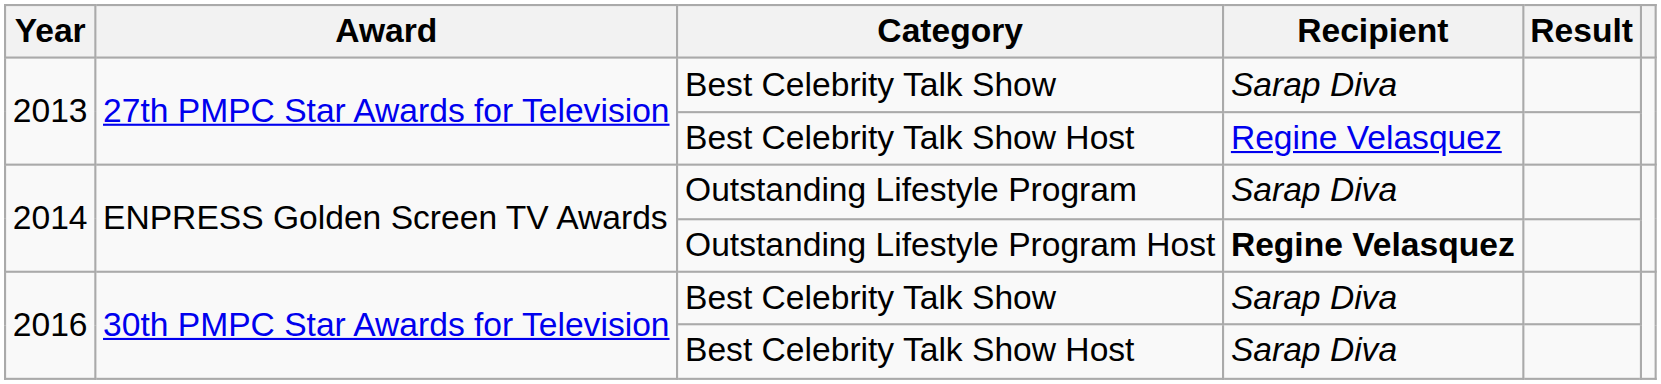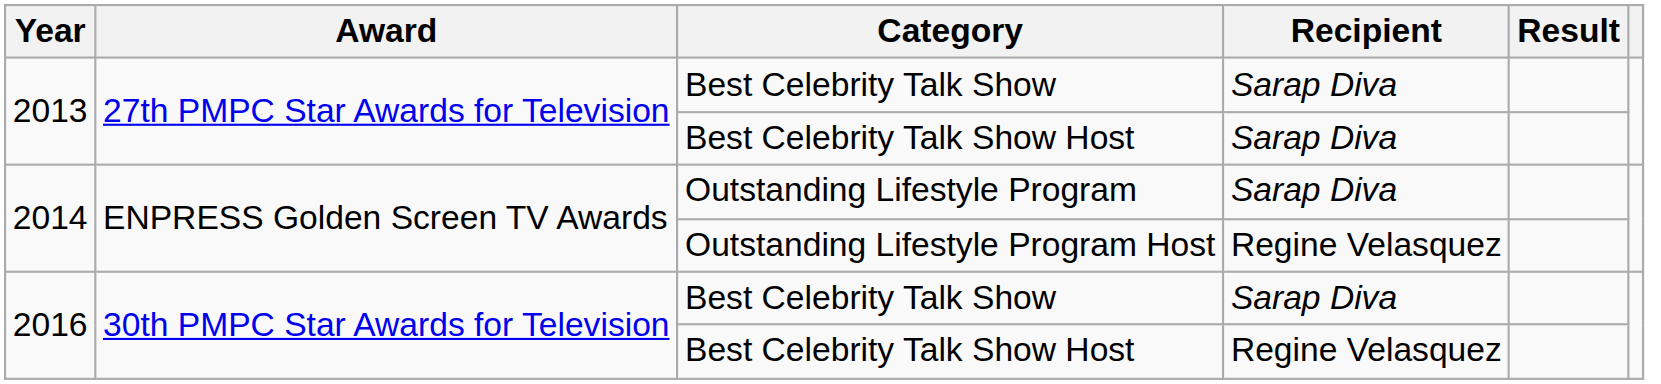(1366, 137) Regine Velasquez -> (1314, 137) Sarap Diva
(1373, 244) bold -> (1366, 244) normal
(1314, 350) Sarap Diva -> (1366, 350) Regine Velasquez
